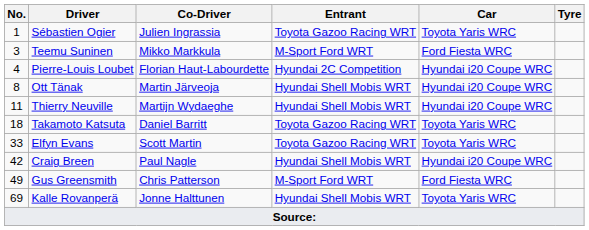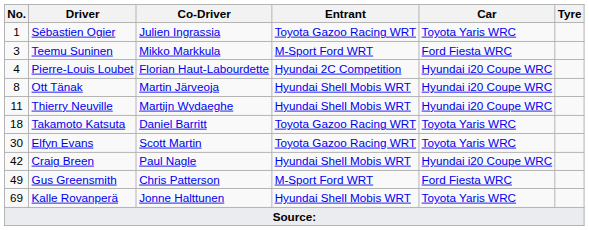(17, 142) 33 -> (17, 142) 30
